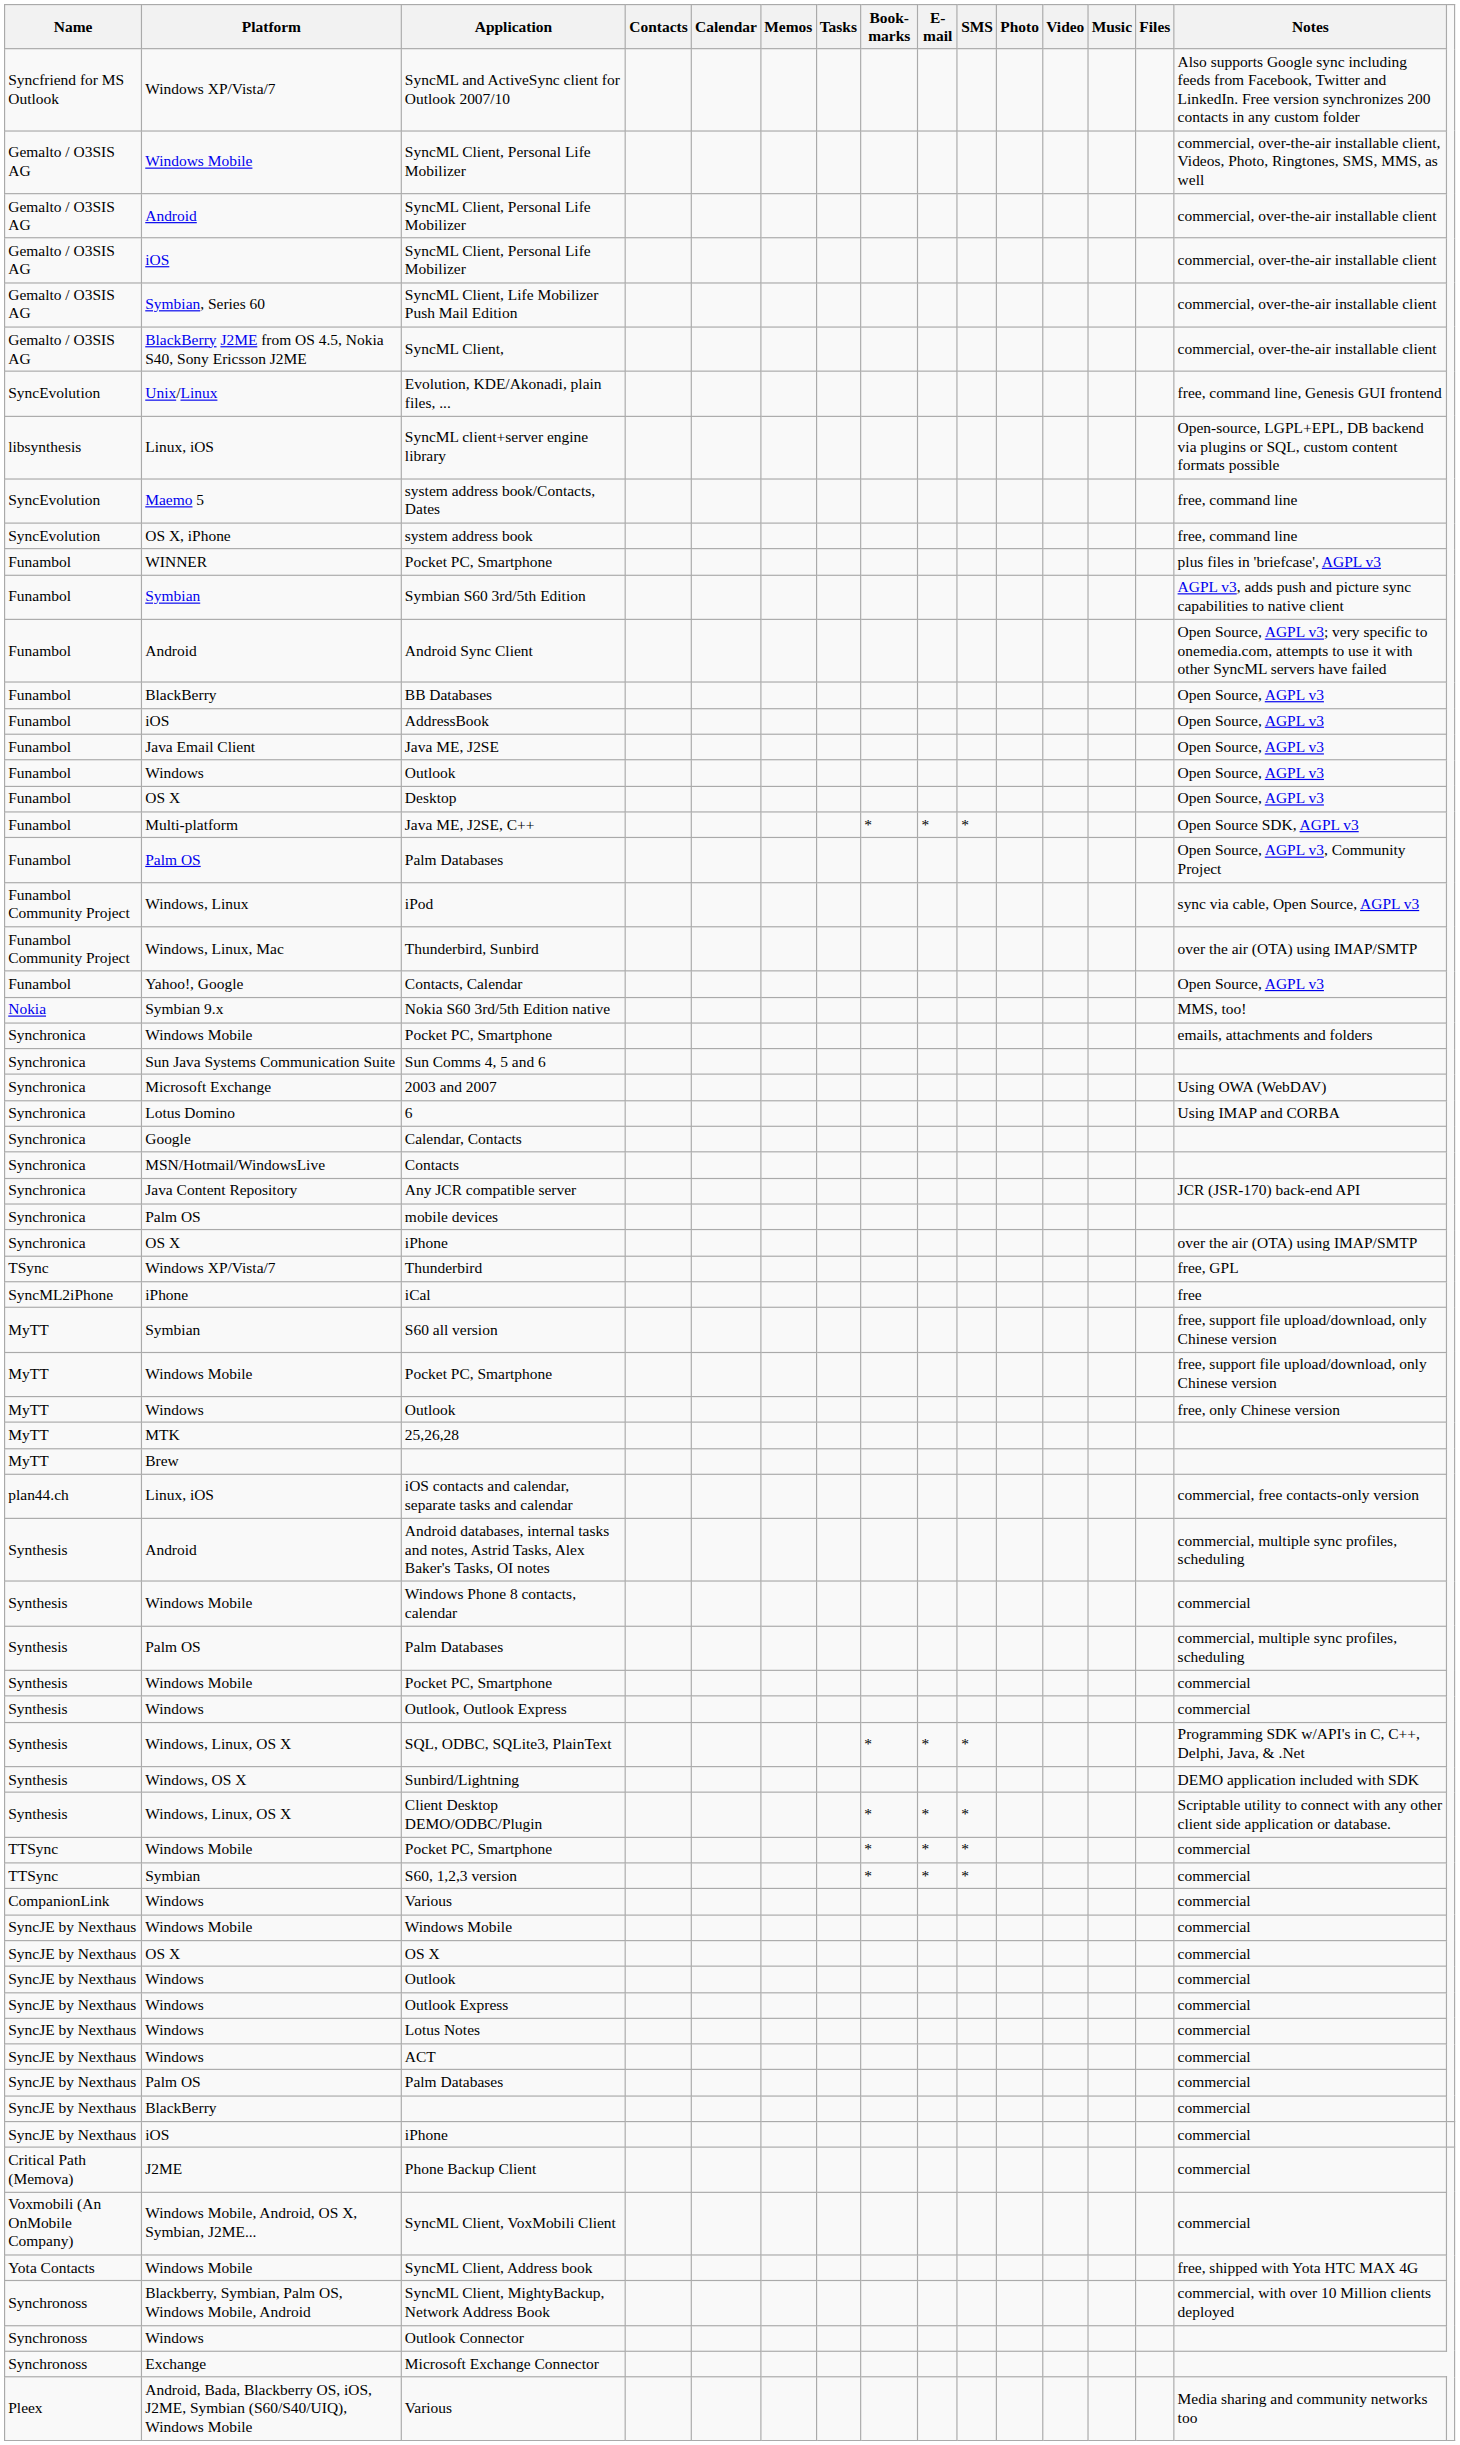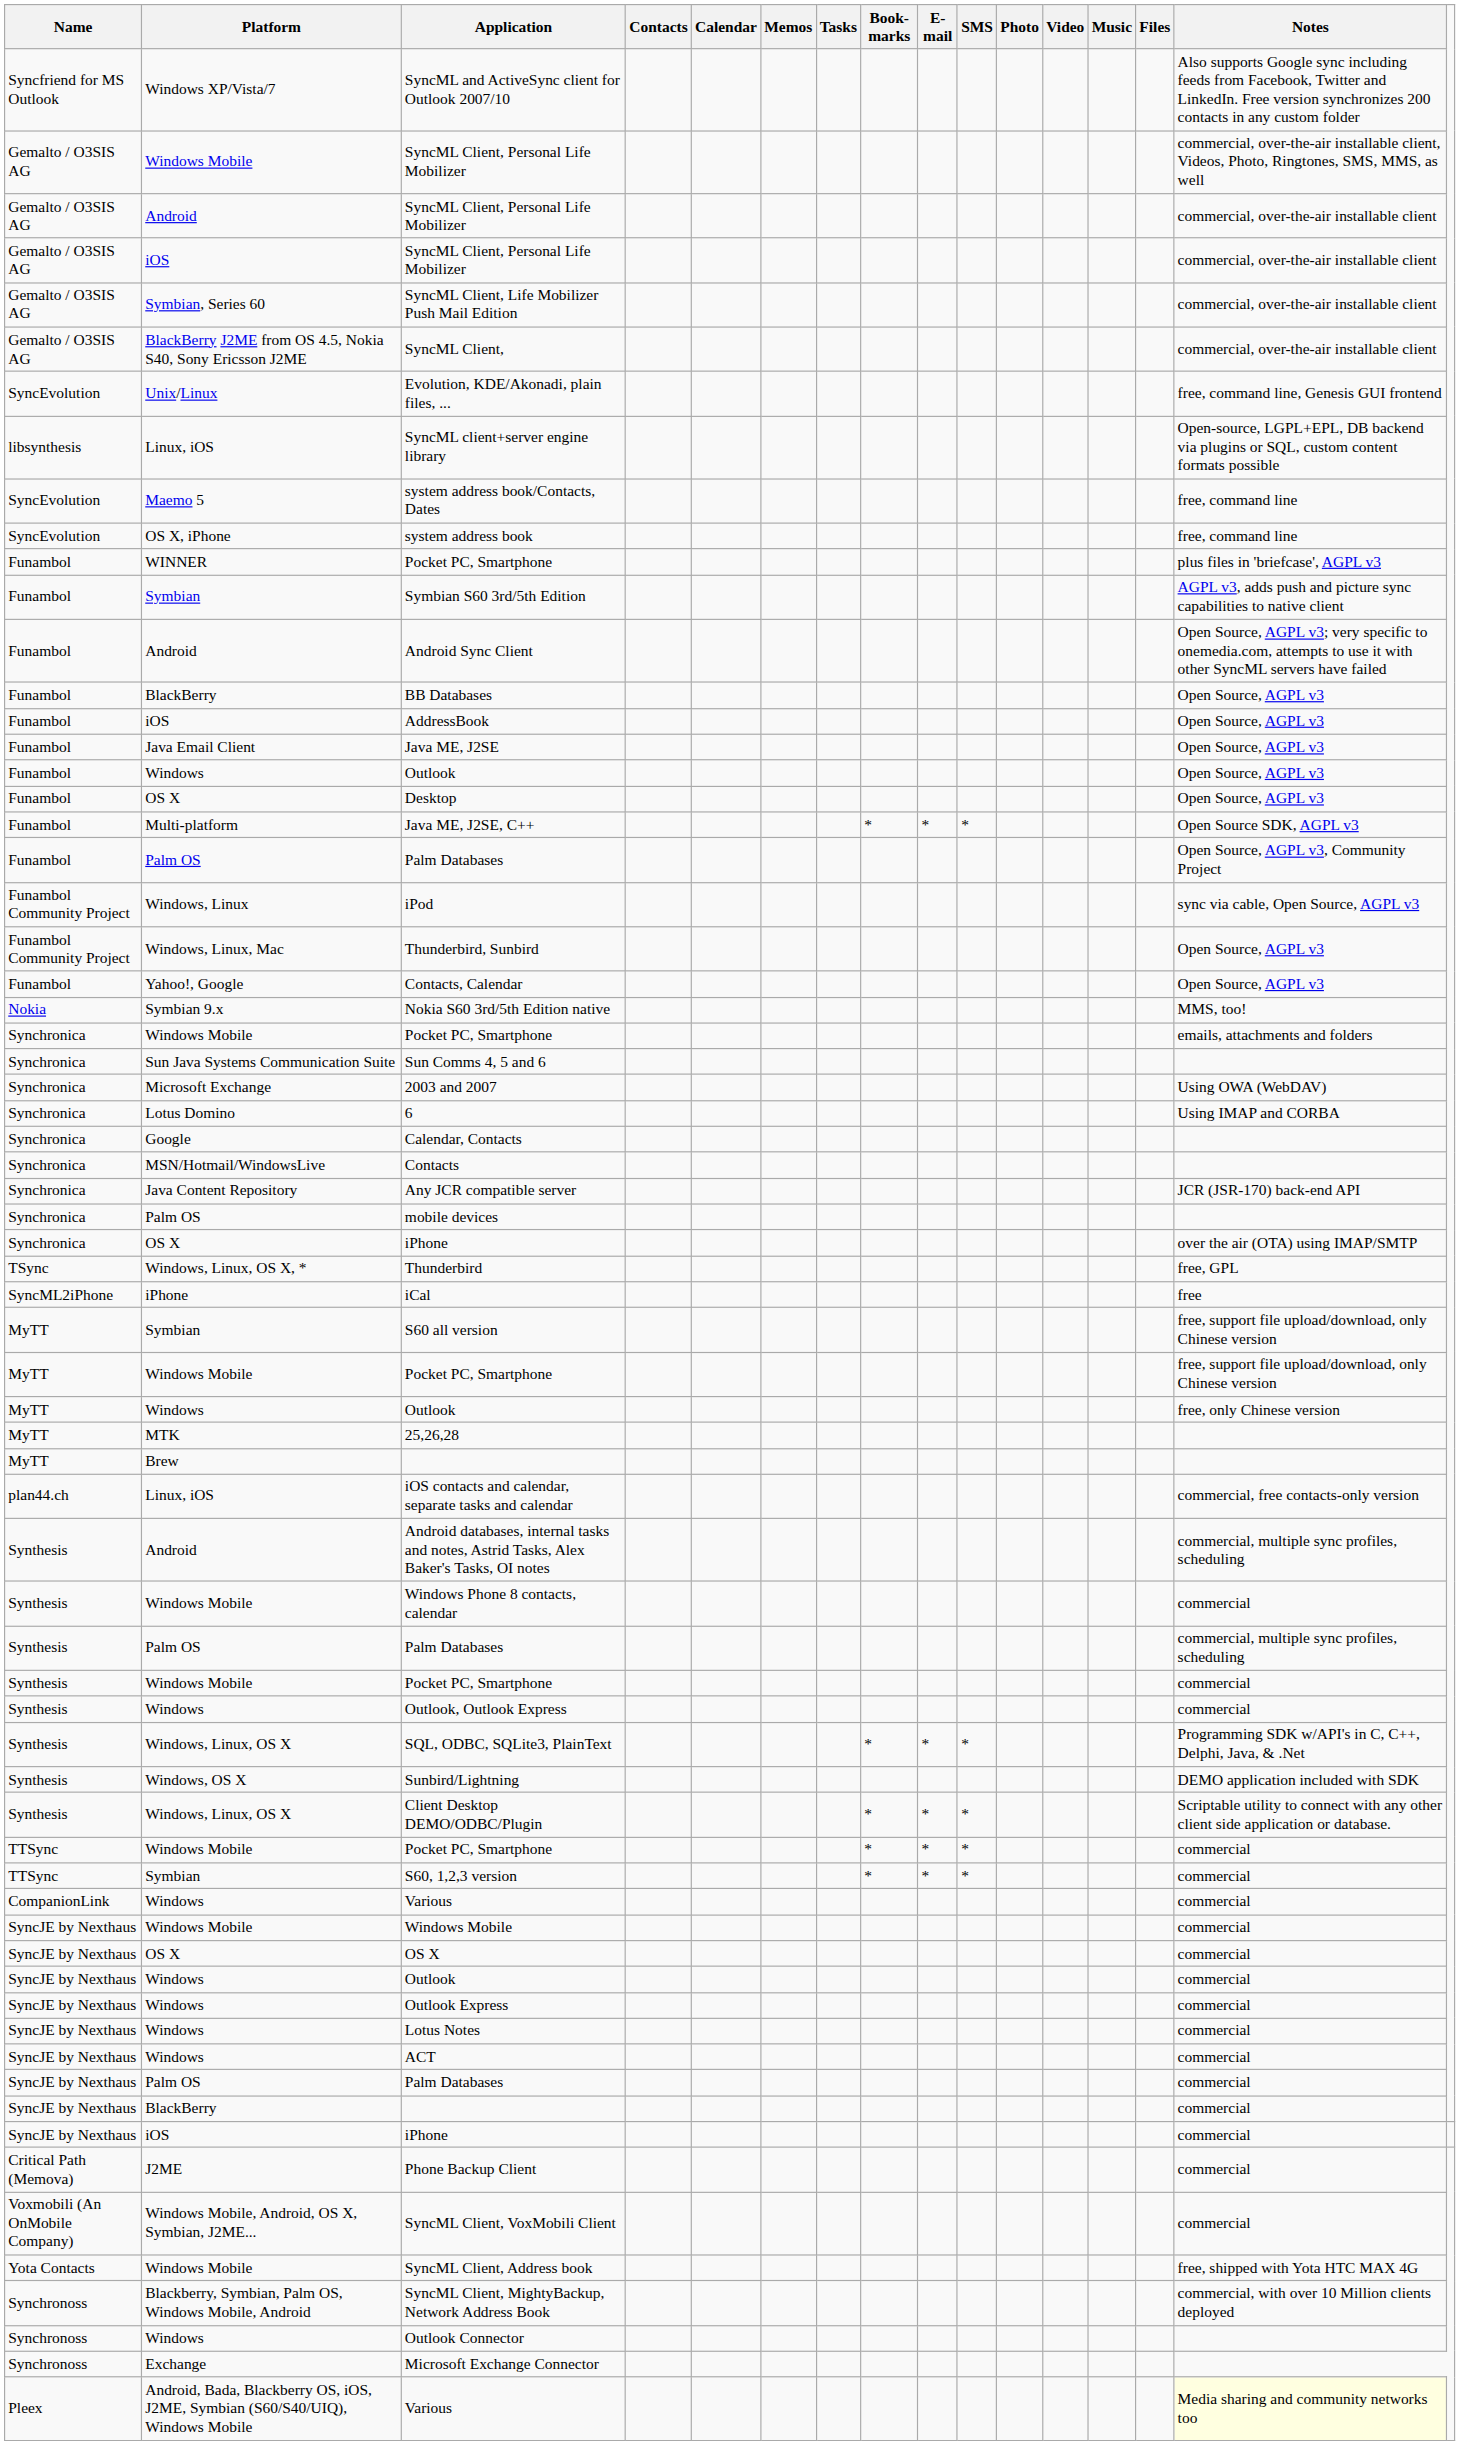(1297, 949) over the air (OTA) using IMAP/SMTP -> (1251, 949) Open Source, AGPL v3
(210, 1268) Windows XP/Vista/7 -> (226, 1268) Windows, Linux, OS X, *
(1303, 2408) no background -> (1303, 2408) lightyellow background
